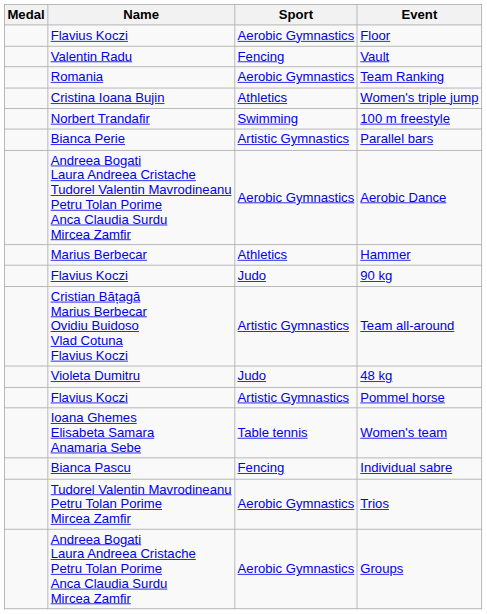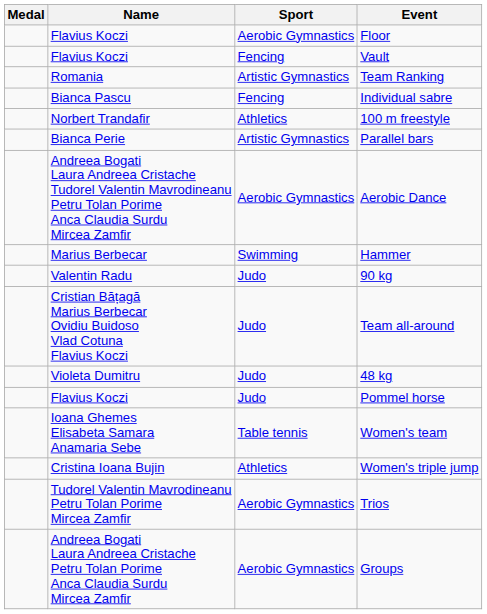(91, 56) Valentin Radu -> (89, 56) Flavius Koczi
(296, 77) Aerobic Gymnastics -> (293, 77) Artistic Gymnastics
rows swapped: (406, 468) <-> (419, 98)
(268, 118) Swimming -> (262, 118) Athletics
(262, 255) Athletics -> (268, 255) Swimming
(89, 275) Flavius Koczi -> (91, 275) Valentin Radu
(293, 326) Artistic Gymnastics -> (252, 326) Judo
(293, 397) Artistic Gymnastics -> (252, 397) Judo
